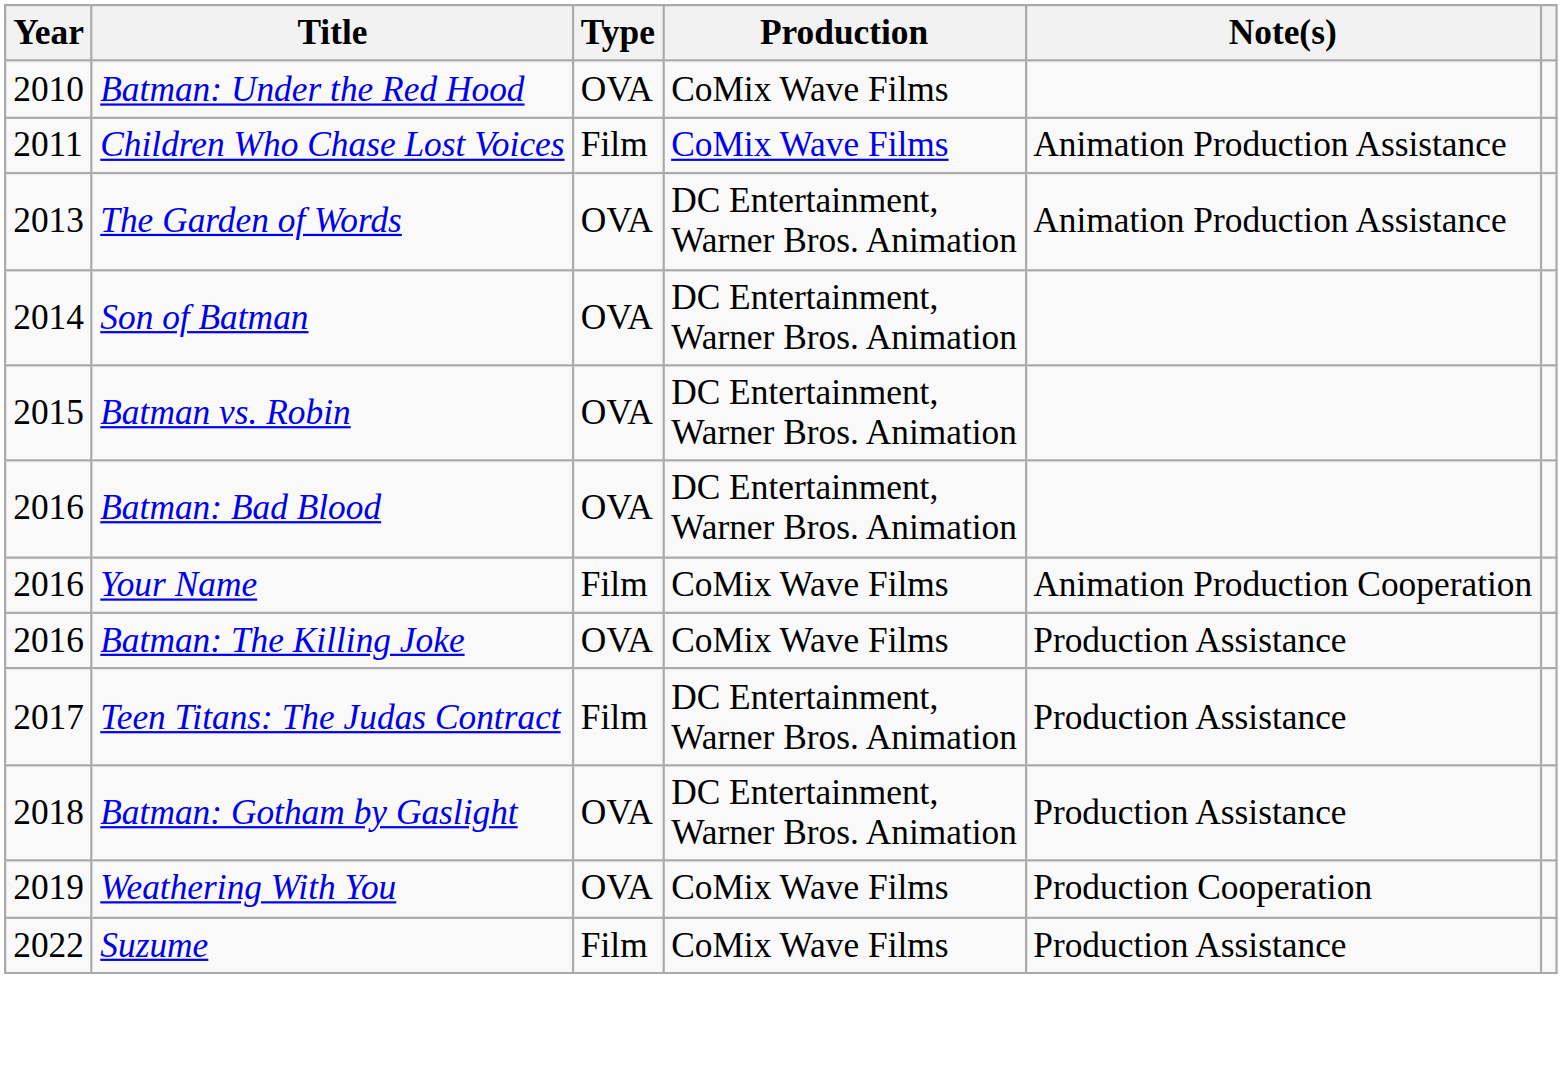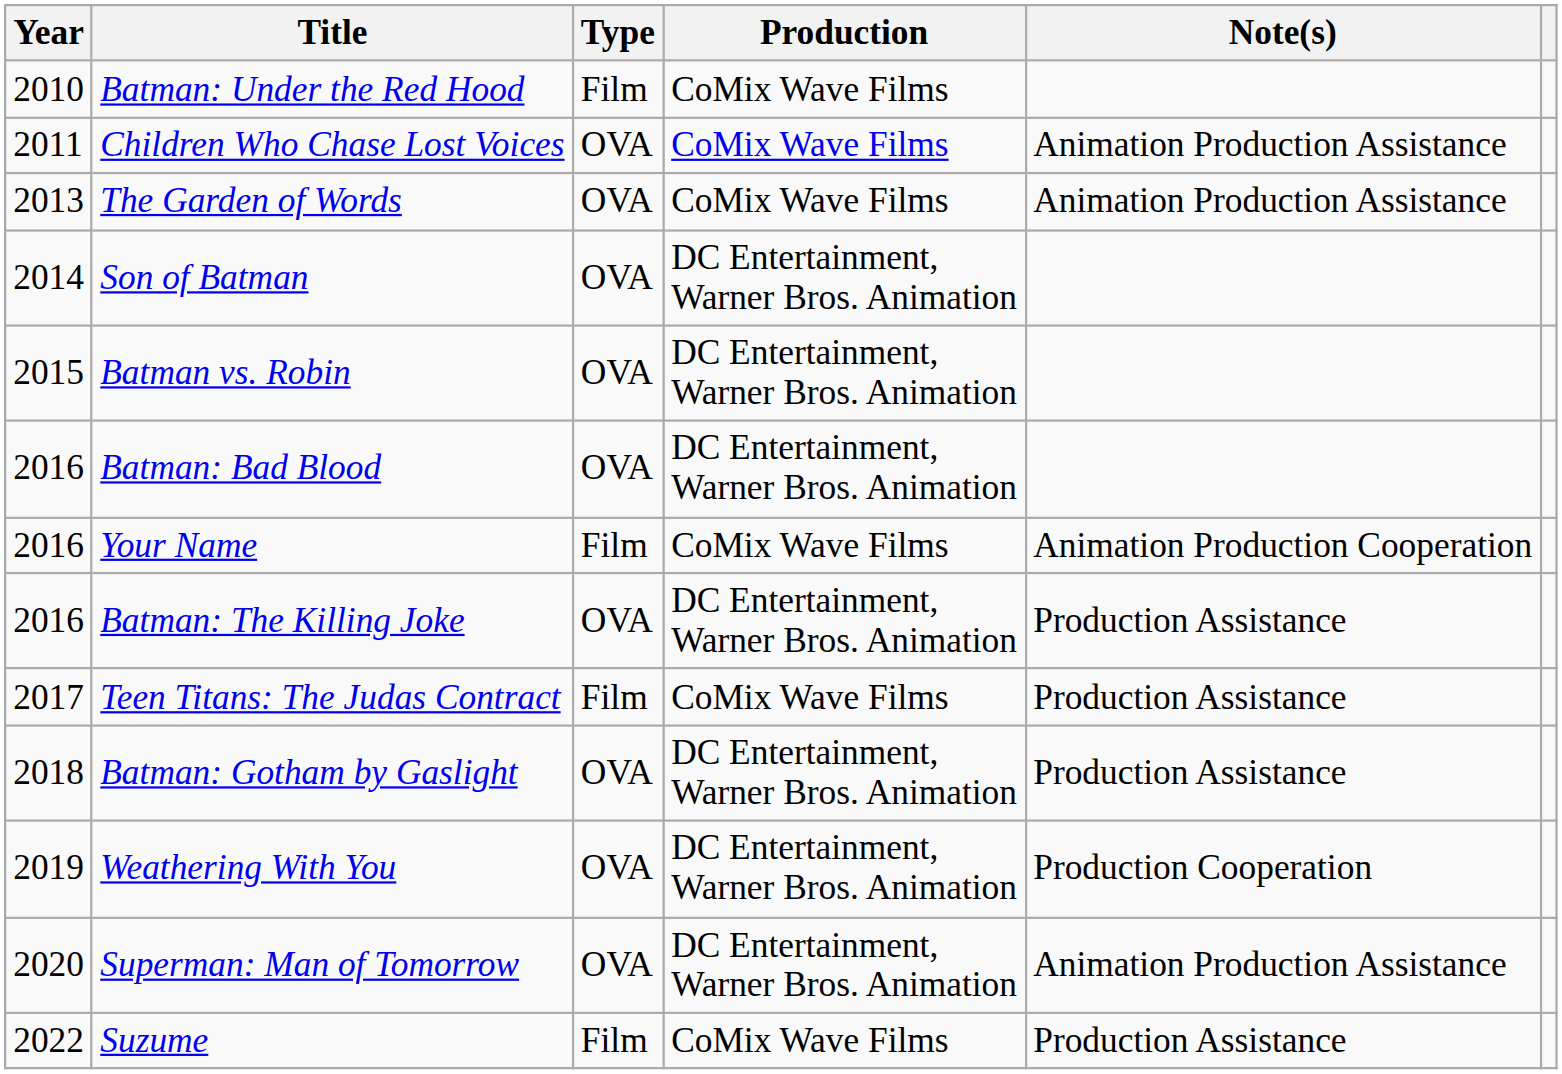(617, 88) OVA -> (614, 88) Film
(614, 144) Film -> (617, 144) OVA
(844, 220) DC Entertainment, Warner Bros. Animation -> (810, 200) CoMix Wave Films
(810, 640) CoMix Wave Films -> (844, 620) DC Entertainment, Warner Bros. Animation
(844, 716) DC Entertainment, Warner Bros. Animation -> (810, 696) CoMix Wave Films
(810, 888) CoMix Wave Films -> (844, 868) DC Entertainment, Warner Bros. Animation
+ row: (310, 964)
